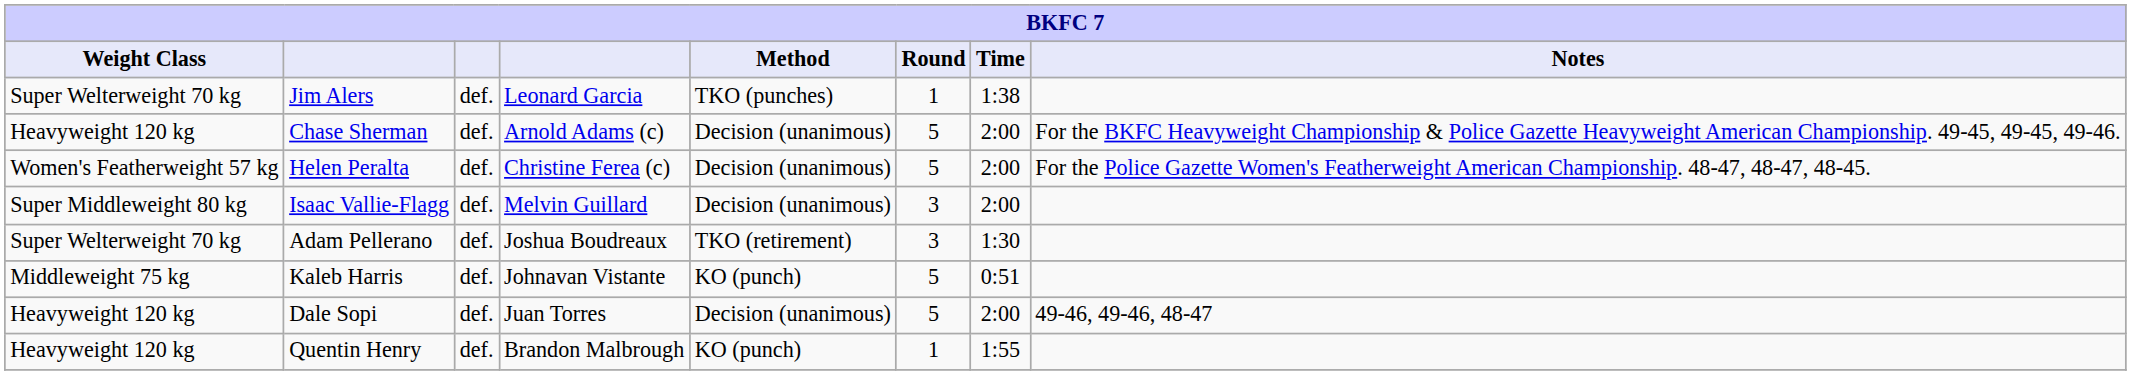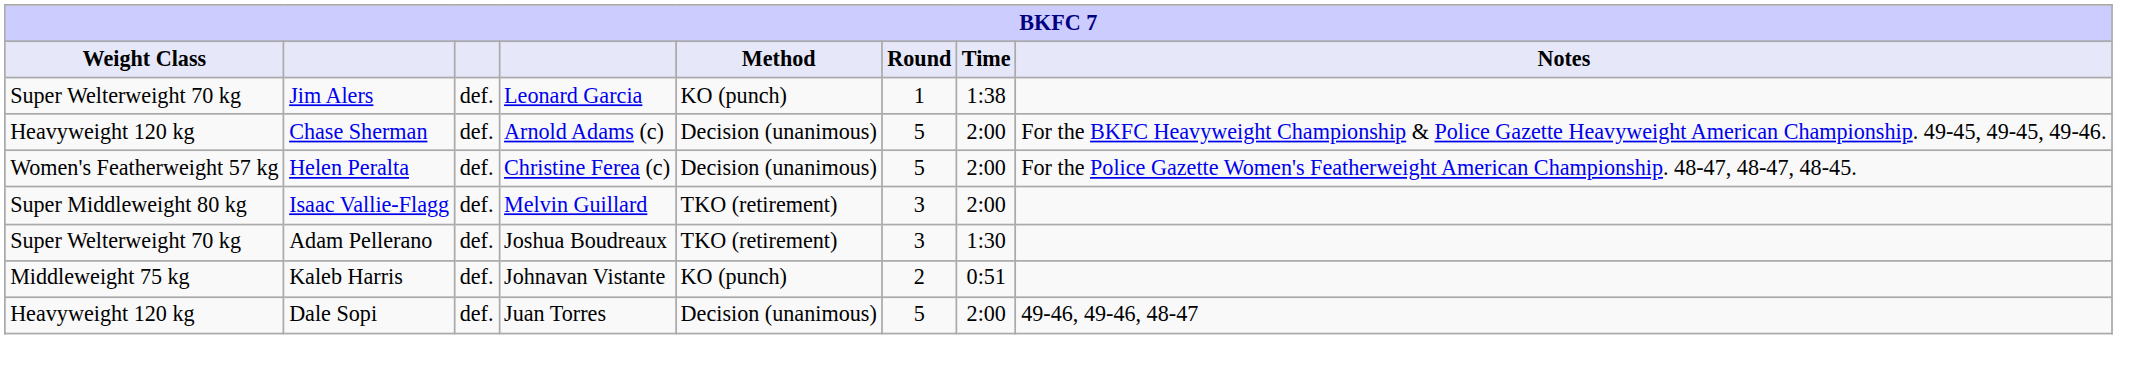(764, 95) TKO (punches) -> (734, 95) KO (punch)
(793, 205) Decision (unanimous) -> (759, 205) TKO (retirement)
(933, 277) 5 -> (919, 277) 2
- row: (355, 350)
